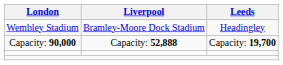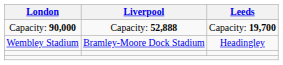rows swapped: (43, 27) <-> (43, 43)
